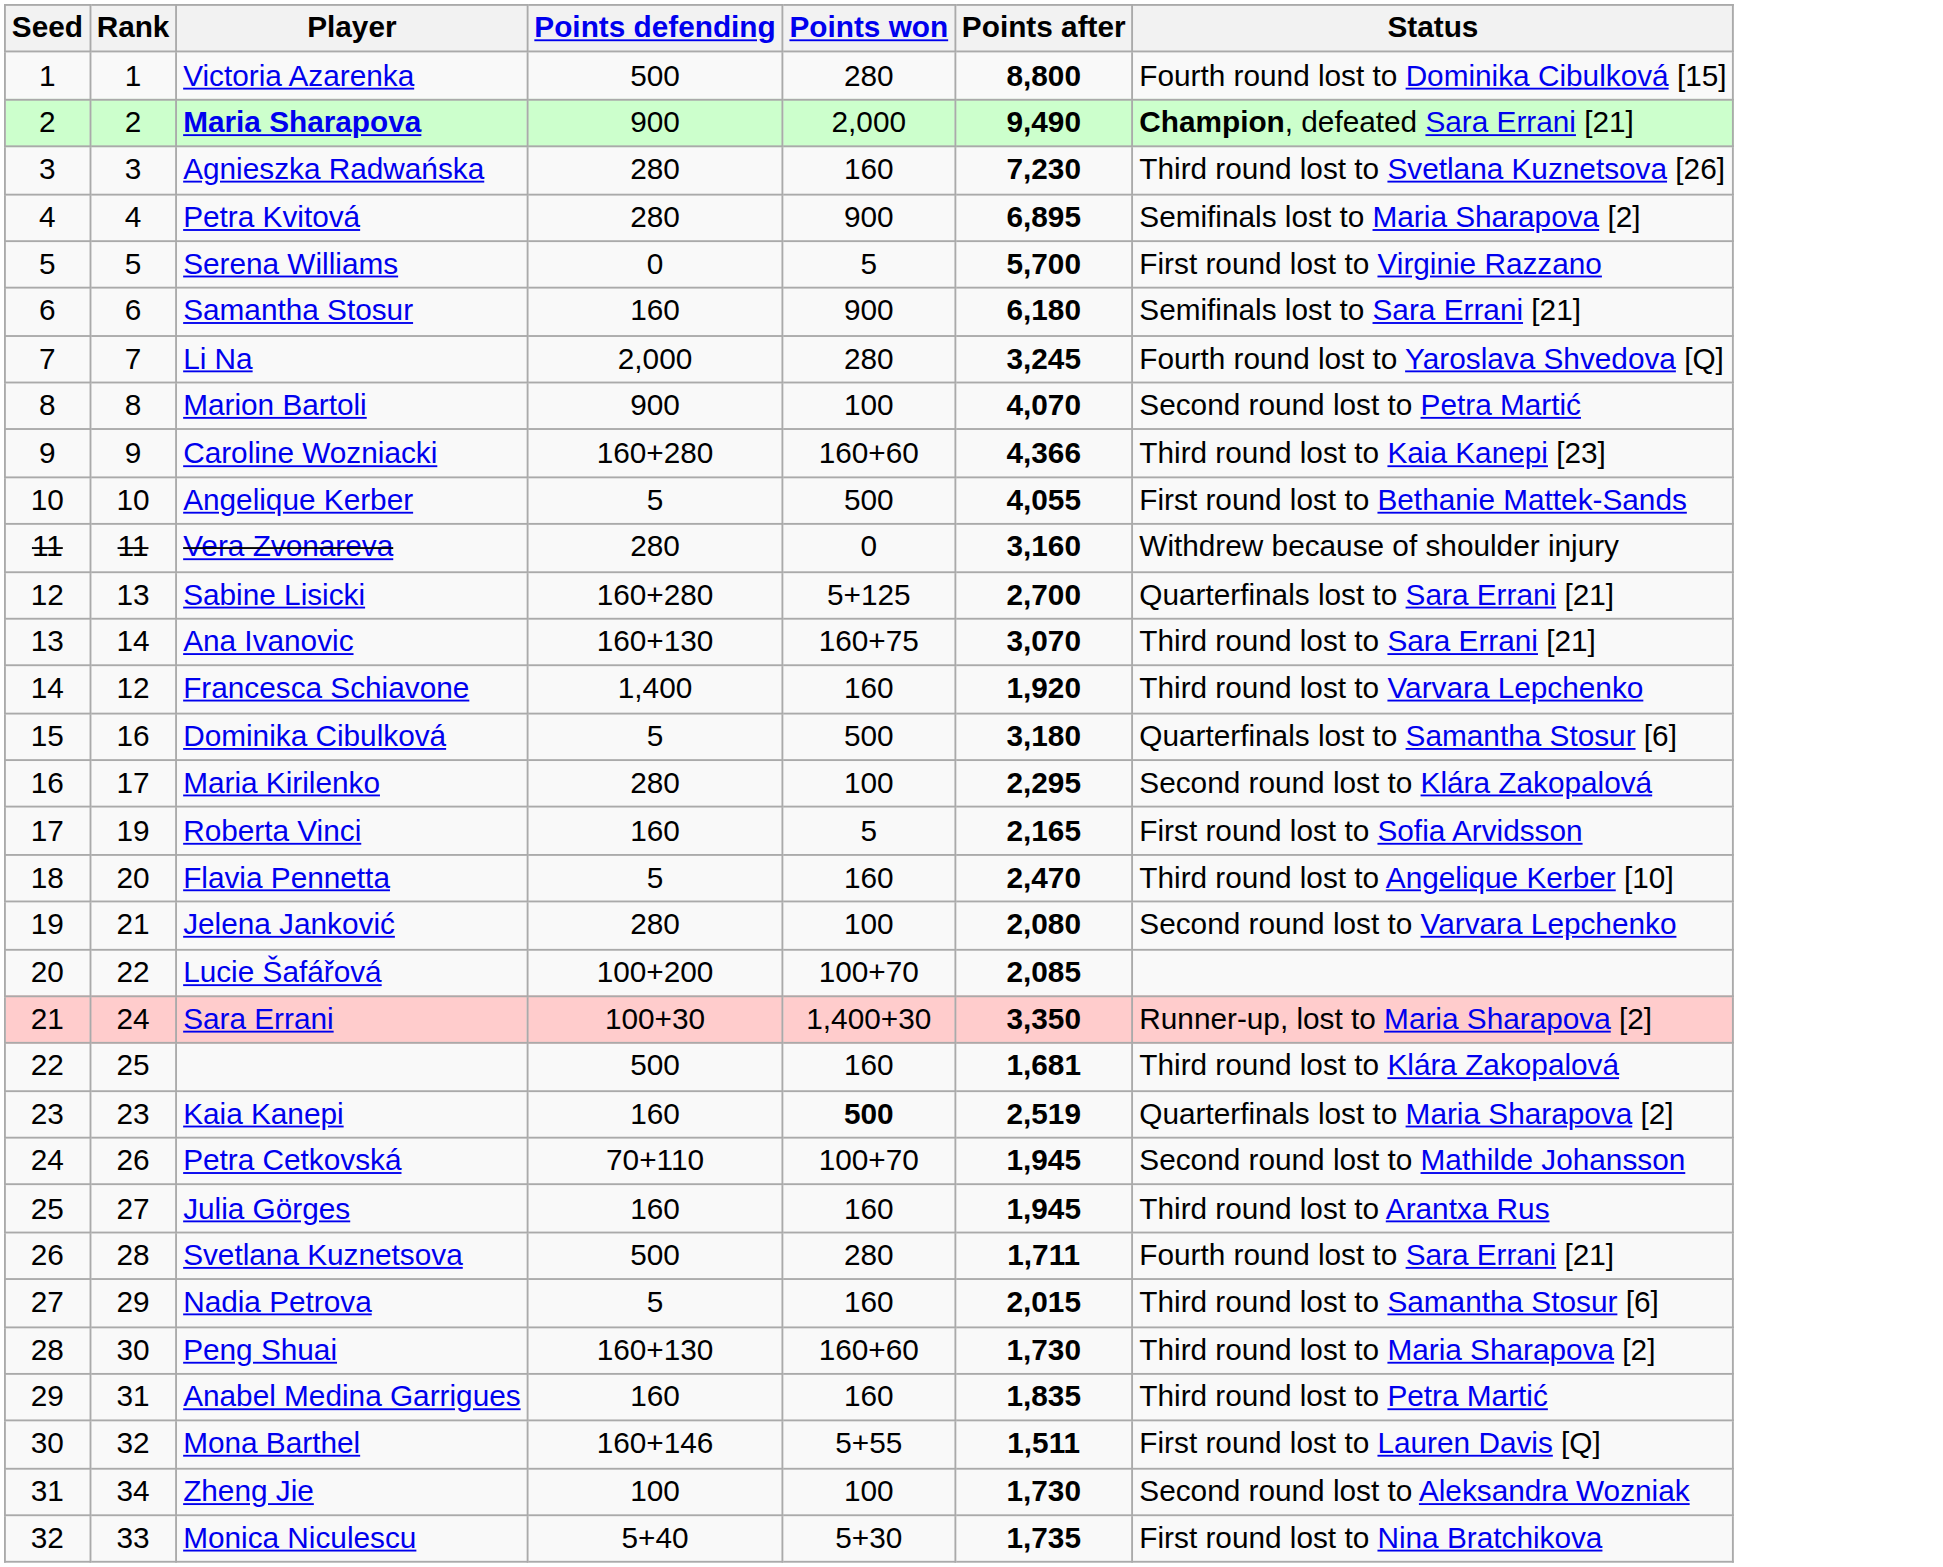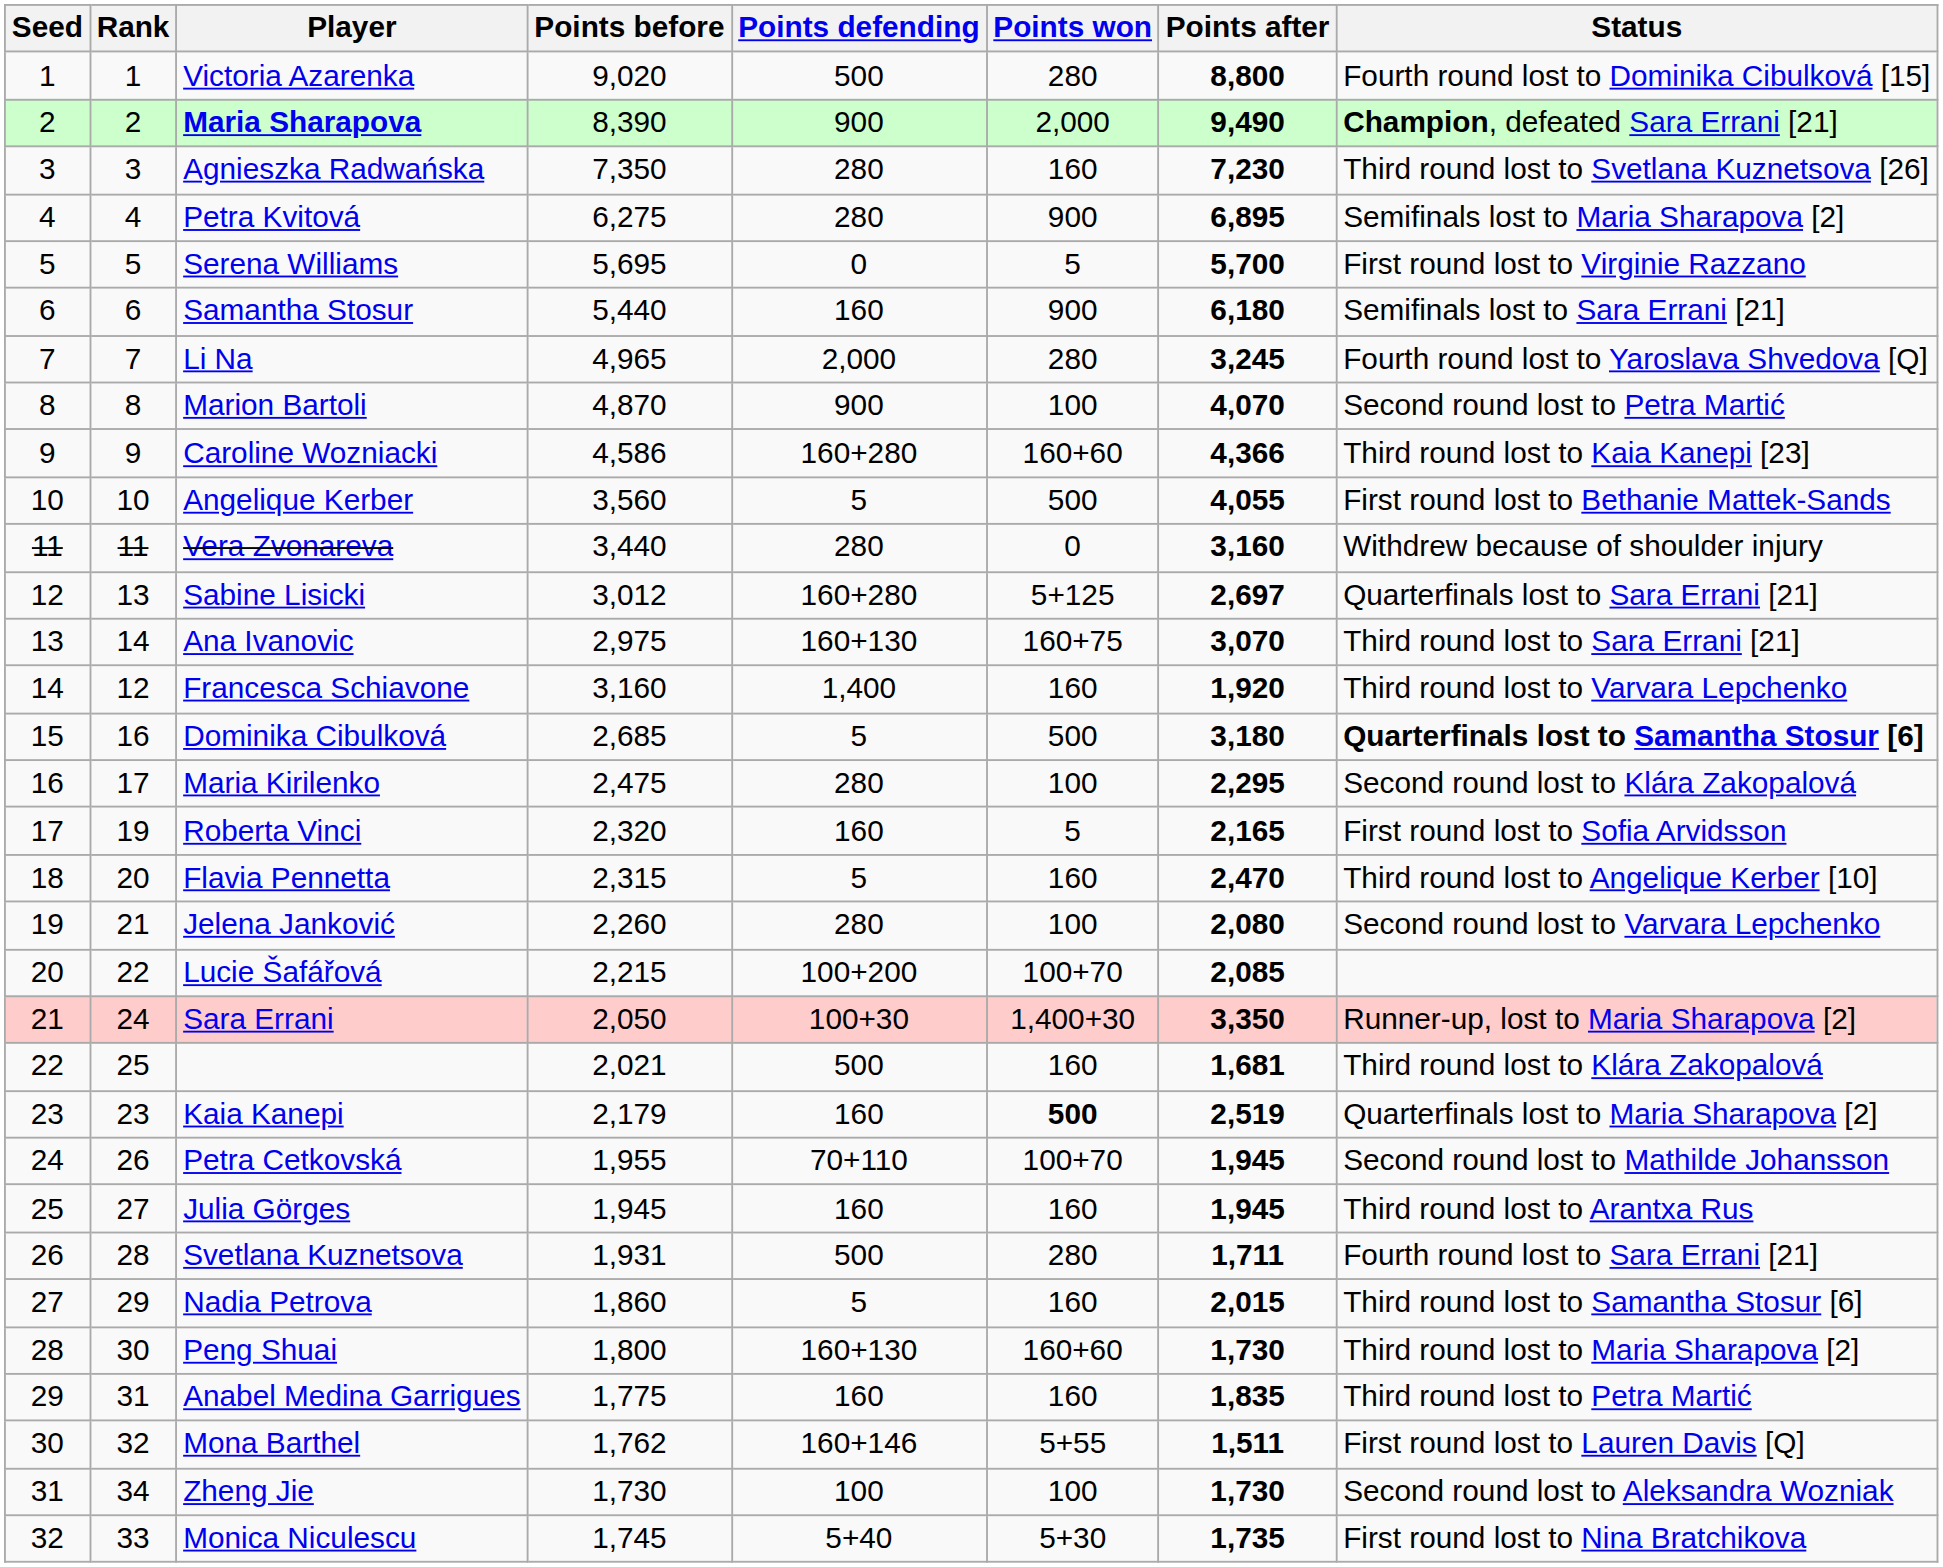+ column: (629, 28)
(1044, 594) 2,700 -> (1248, 594) 2,697
(1408, 736) normal -> (1633, 736) bold
